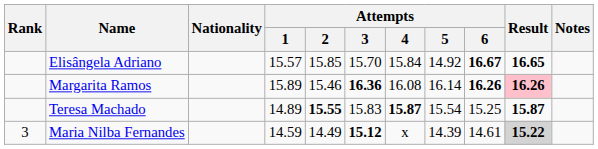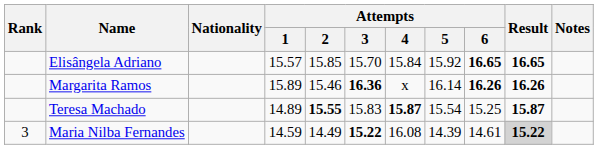(445, 62) 14.92 -> (445, 62) 15.92
(485, 62) 16.67 -> (485, 62) 16.65
(405, 86) 16.08 -> (405, 86) x
(528, 86) pink background -> (528, 86) no background
(365, 132) 15.12 -> (365, 132) 15.22
(405, 132) x -> (405, 132) 16.08
